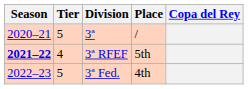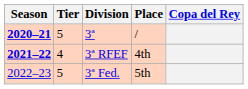(29, 34) normal -> (29, 34) bold
(143, 53) 5th -> (143, 53) 4th
(143, 73) 4th -> (143, 73) 5th
